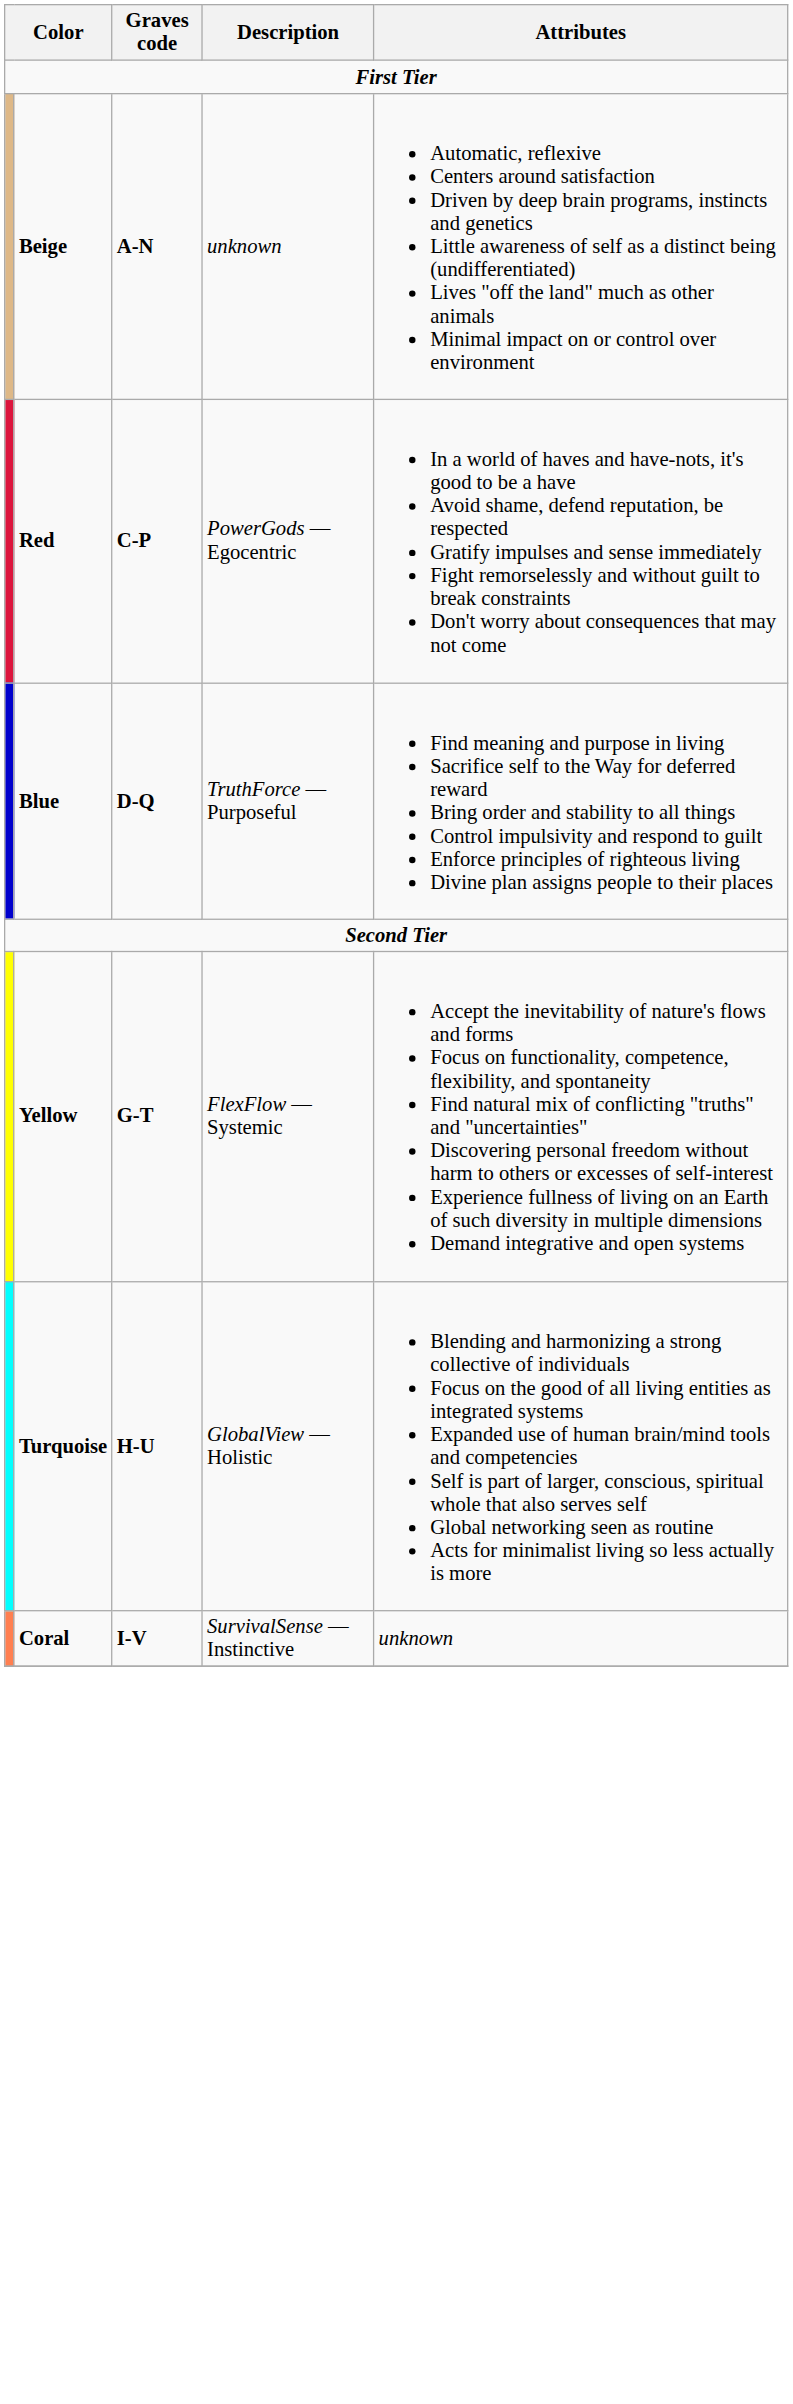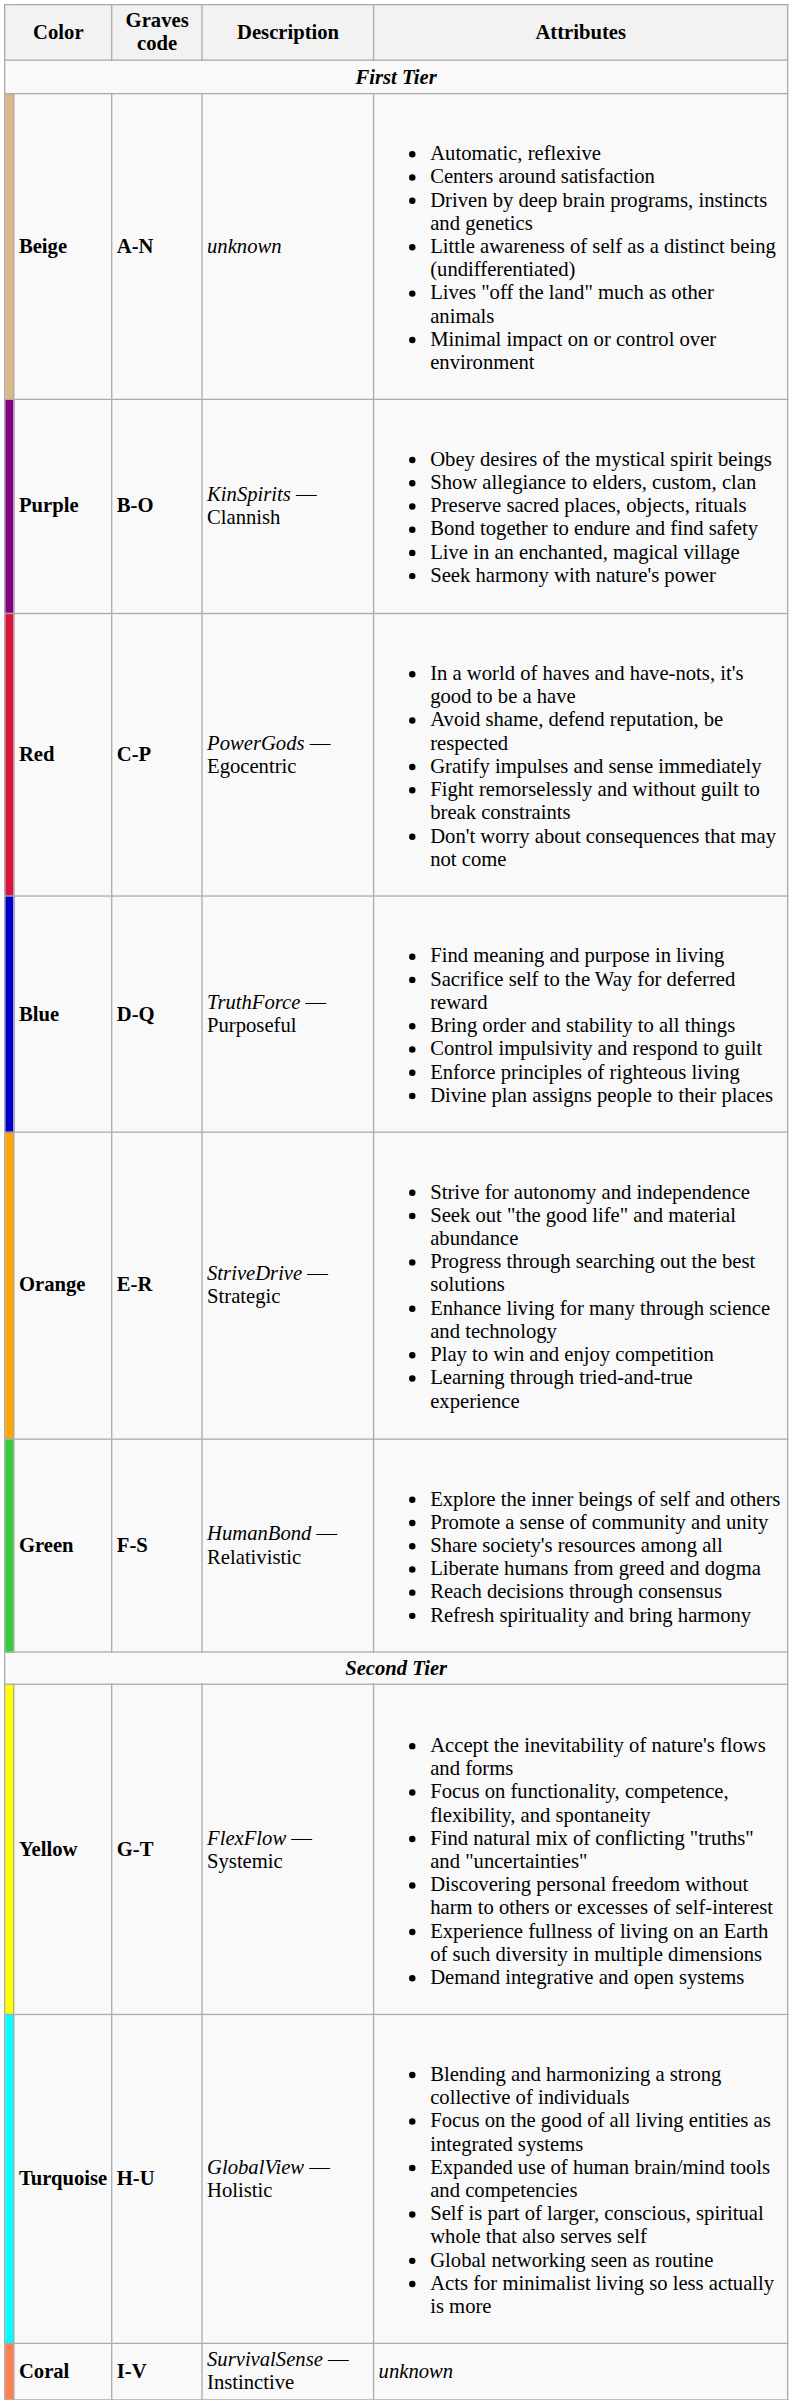+ row: (49, 506)
+ row: (52, 1285)
+ row: (46, 1545)
